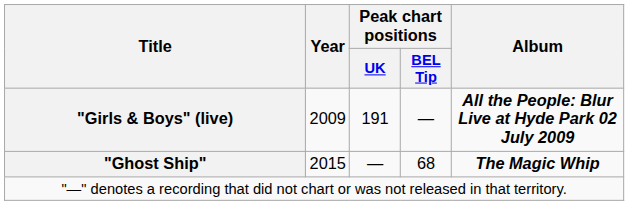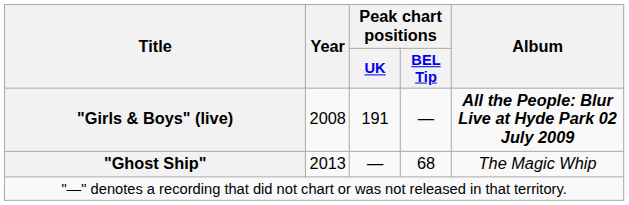(328, 119) 2009 -> (328, 119) 2008
(328, 163) 2015 -> (328, 163) 2013
(538, 163) bold -> (538, 163) normal
